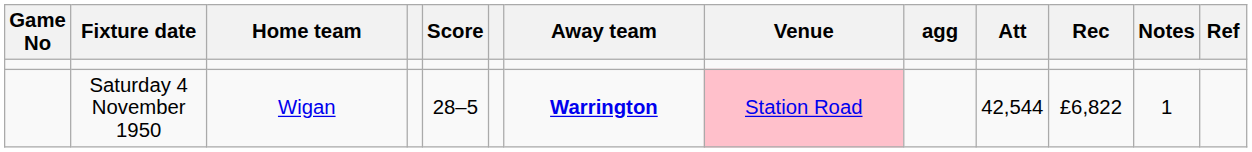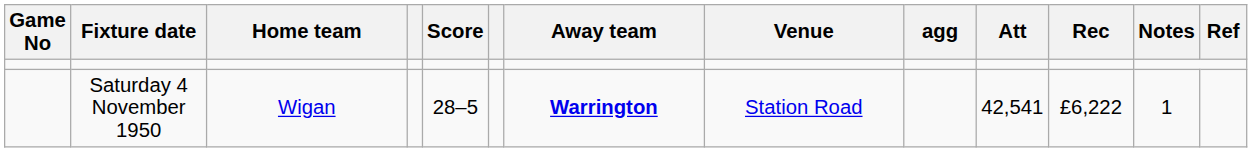(804, 107) pink background -> (804, 107) no background
(1012, 107) 42,544 -> (1012, 107) 42,541
(1091, 107) £6,822 -> (1091, 107) £6,222
